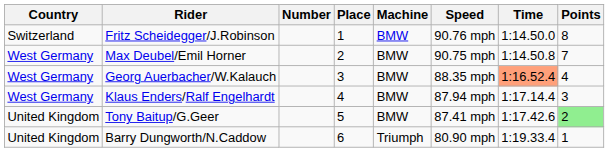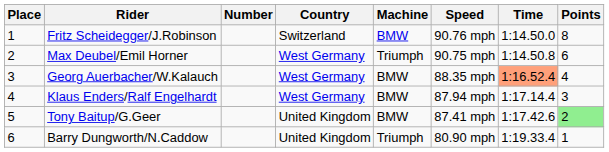columns swapped: (354, 15) <-> (53, 15)
(392, 56) BMW -> (400, 56) Triumph
(565, 56) 7 -> (565, 56) 6
